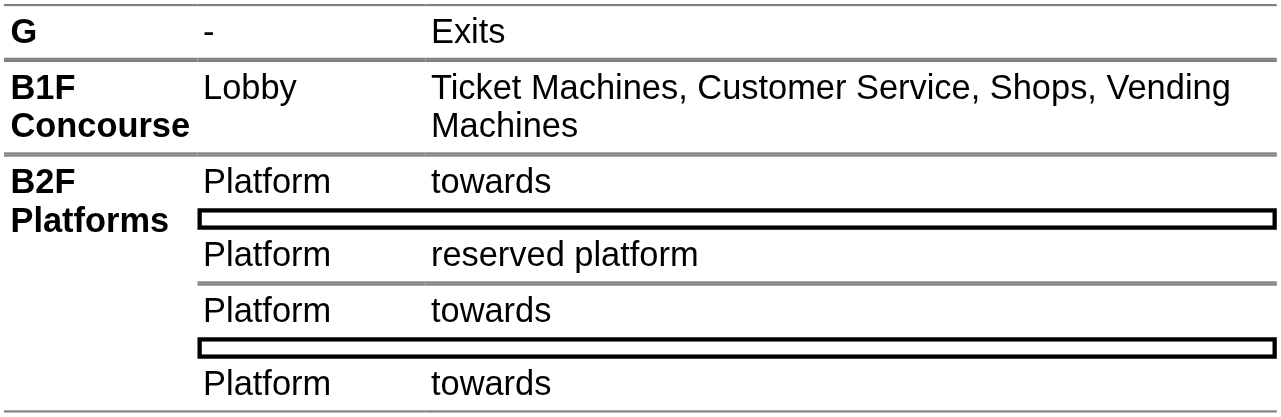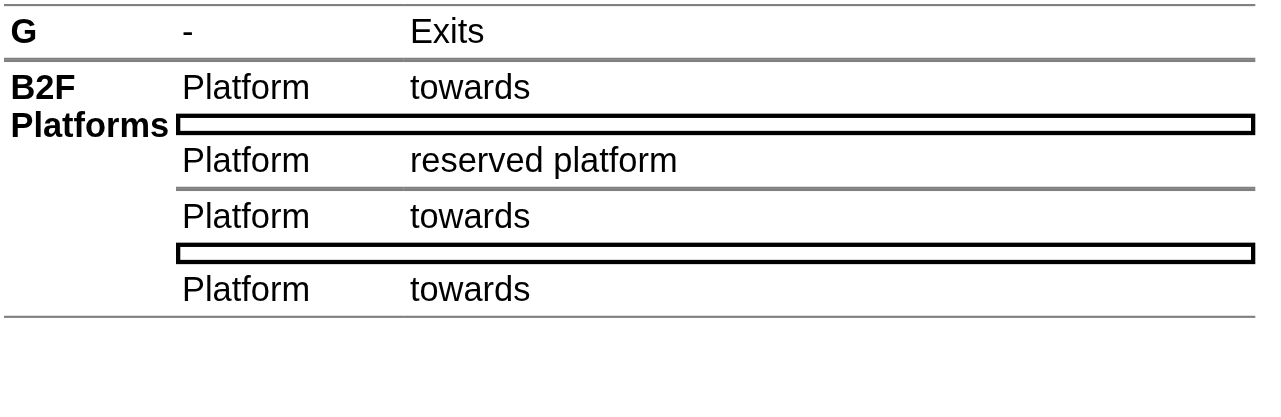- row: (250, 87)
